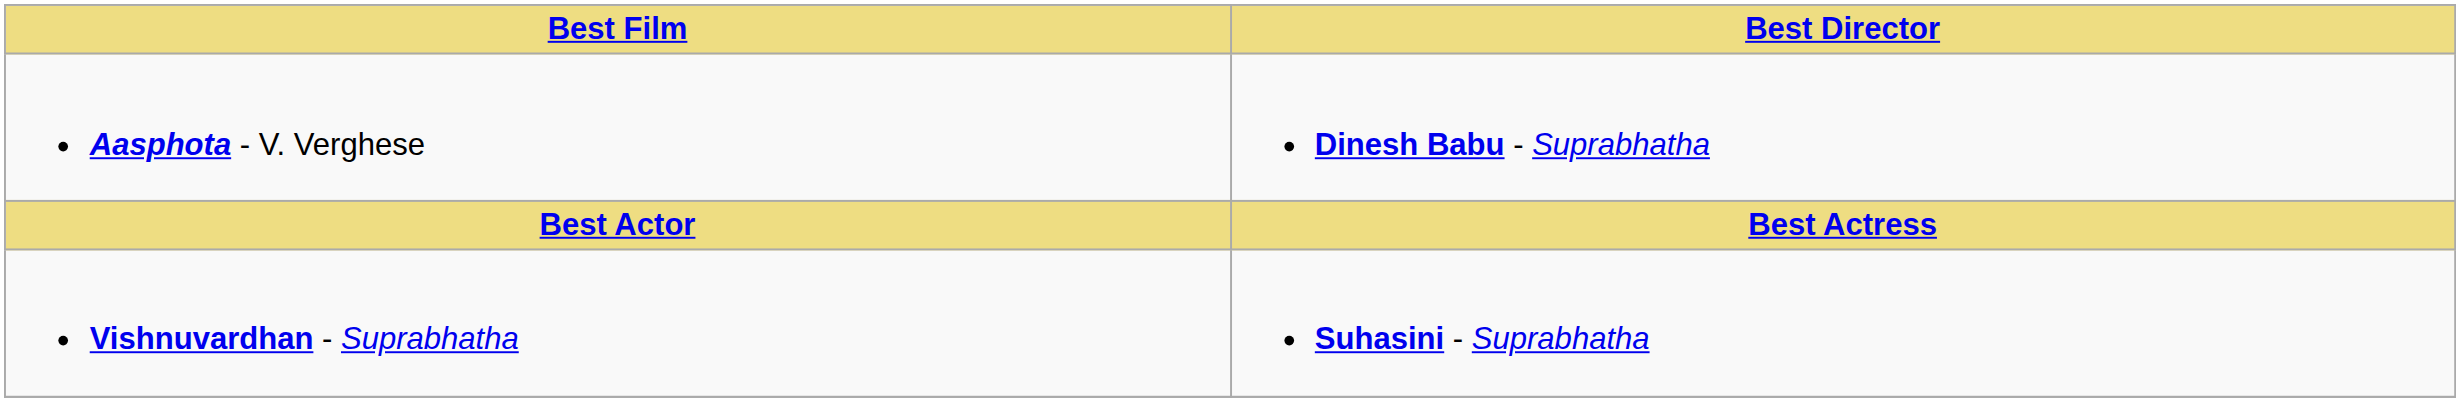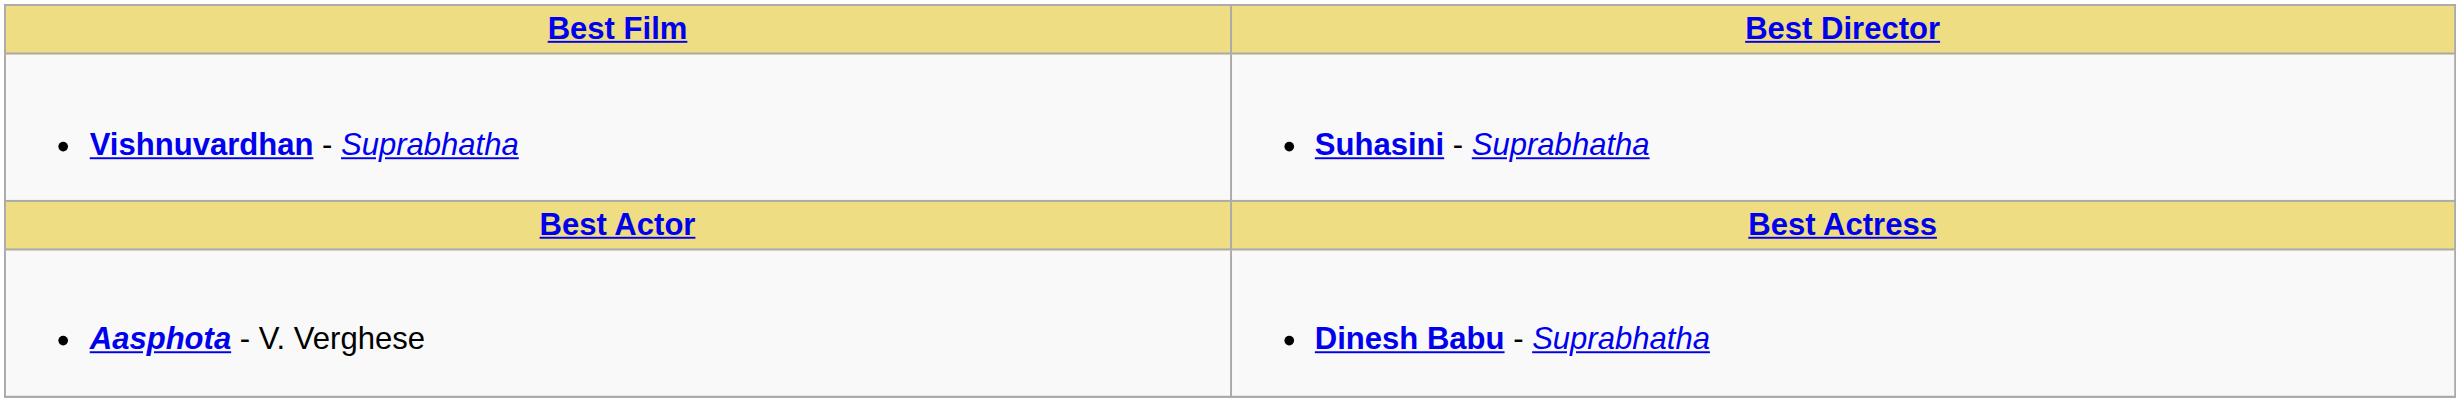rows swapped: (618, 145) <-> (618, 340)
